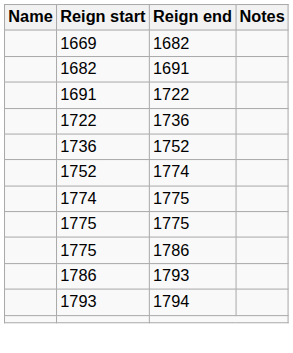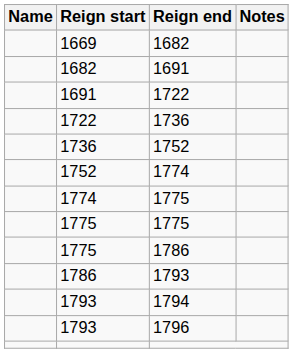+ row: (78, 328)
